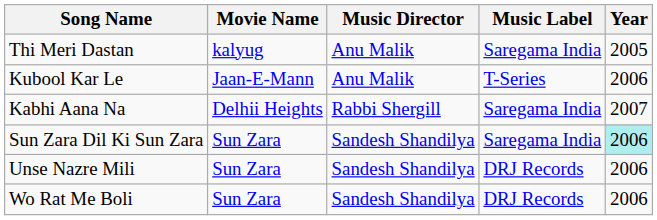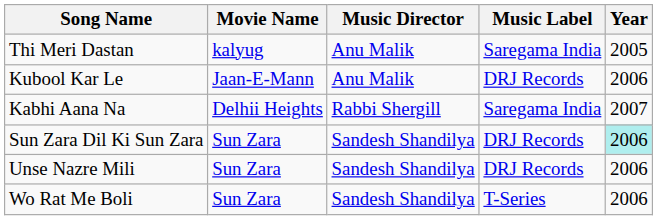(515, 79) T-Series -> (533, 79) DRJ Records
(542, 139) Saregama India -> (533, 139) DRJ Records
(533, 199) DRJ Records -> (515, 199) T-Series
